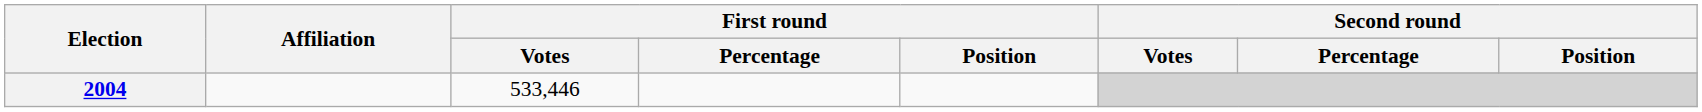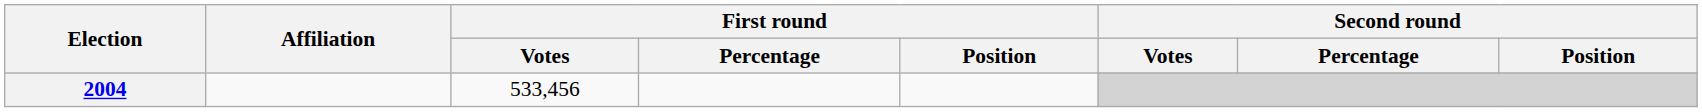(545, 89) 533,446 -> (545, 89) 533,456
